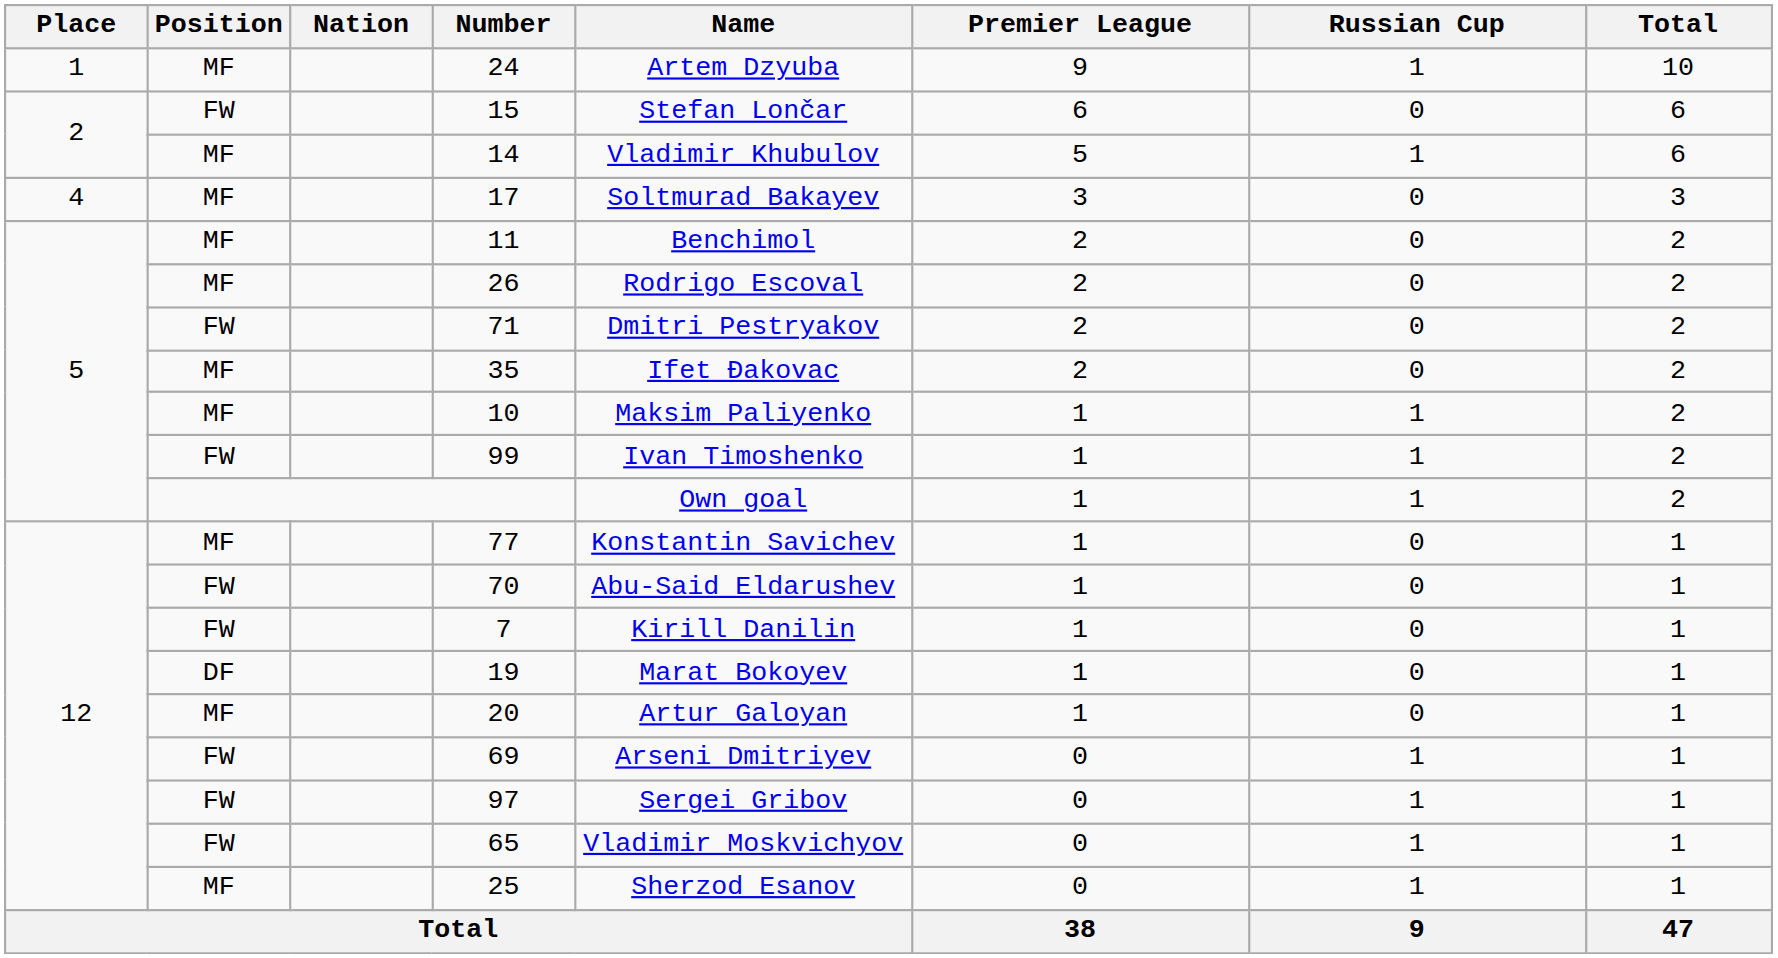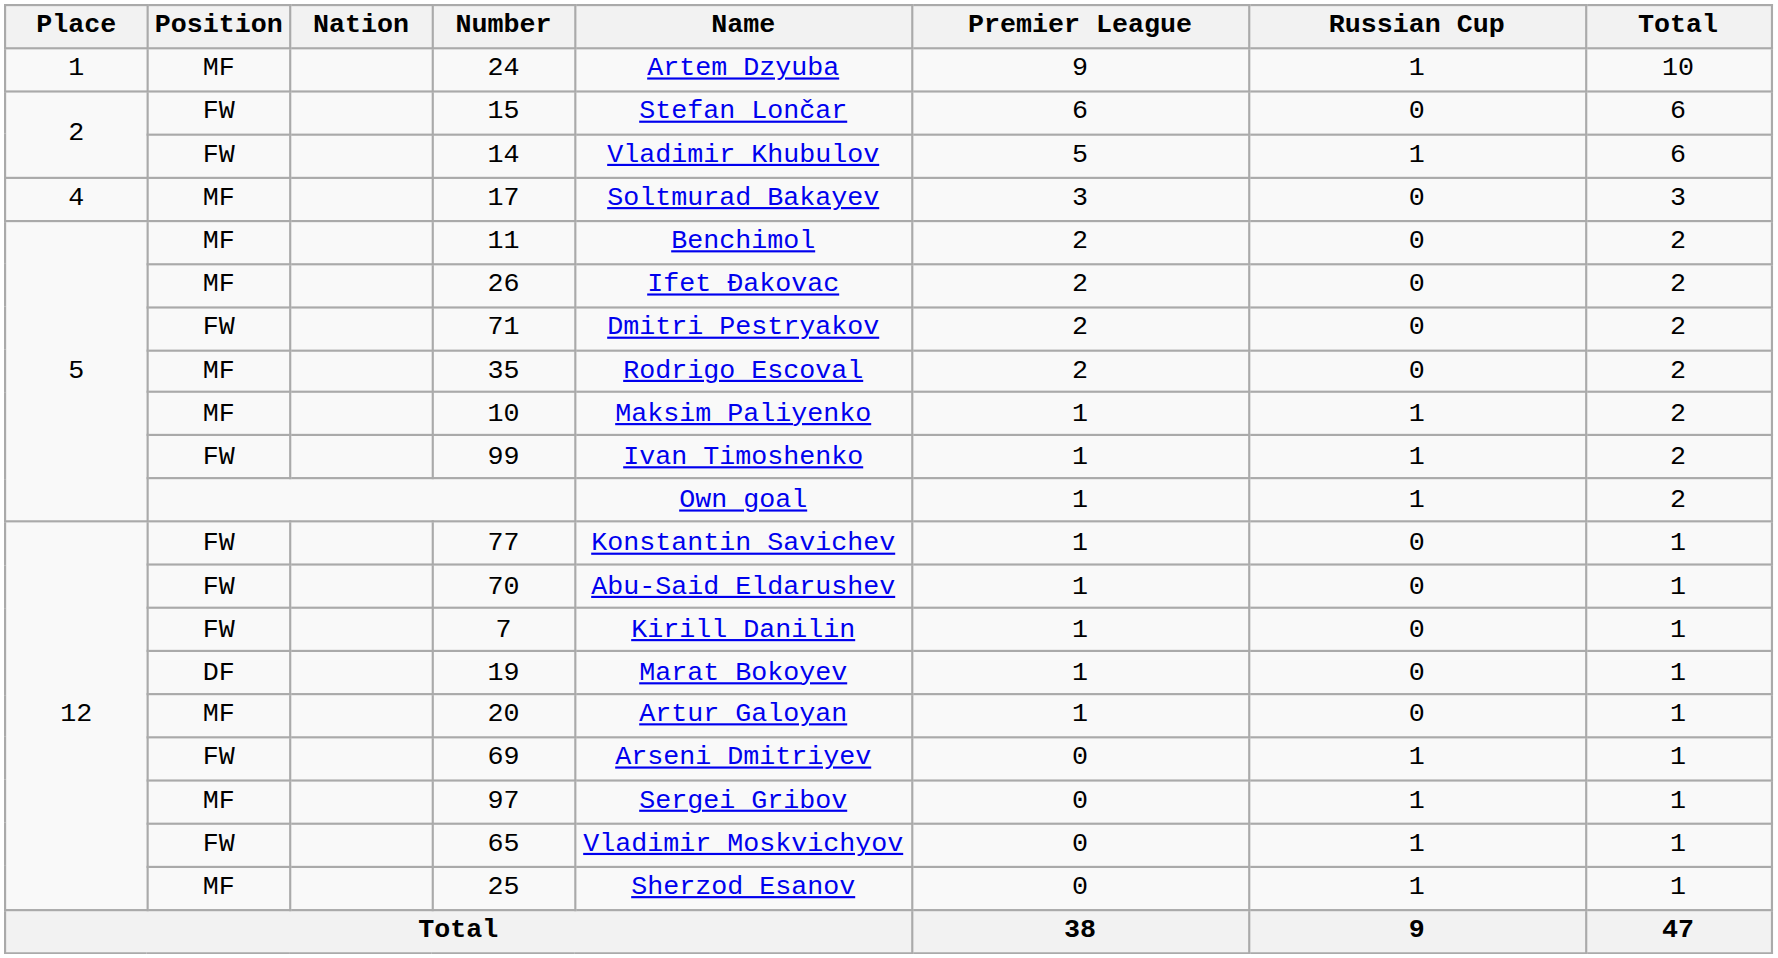(219, 156) MF -> (219, 156) FW
(743, 285) Rodrigo Escoval -> (743, 285) Ifet Đakovac
(743, 371) Ifet Đakovac -> (743, 371) Rodrigo Escoval
(219, 544) MF -> (219, 544) FW
(219, 802) FW -> (219, 802) MF
